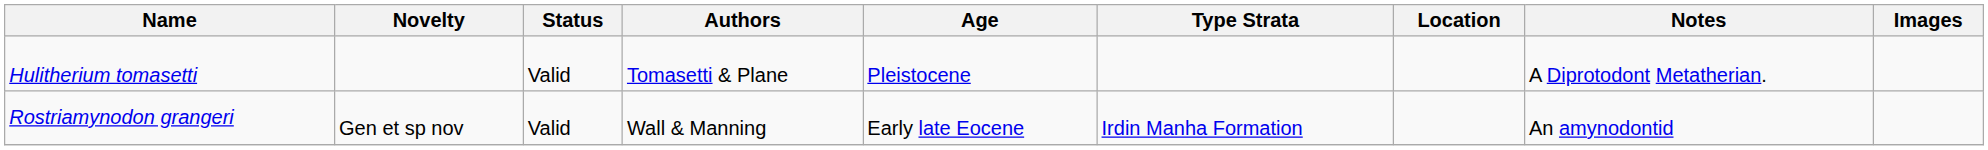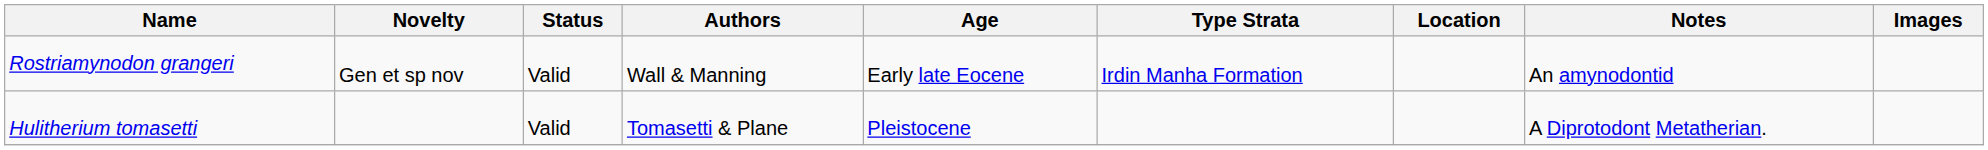rows swapped: (103, 74) <-> (122, 117)
